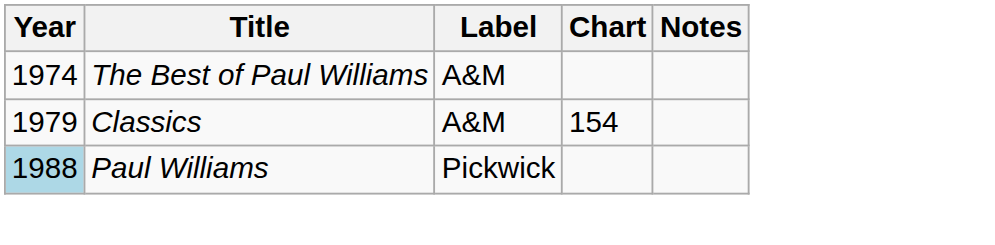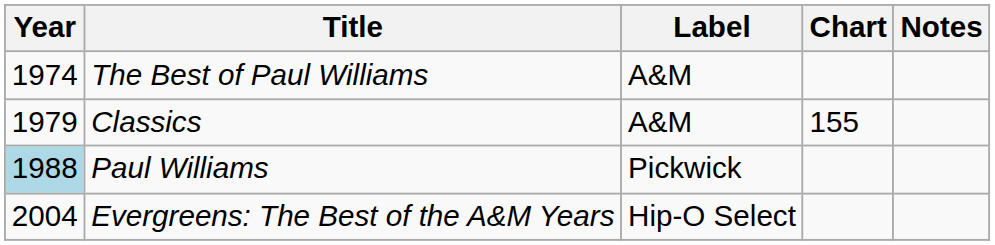(594, 121) 154 -> (834, 121) 155
+ row: (353, 215)
